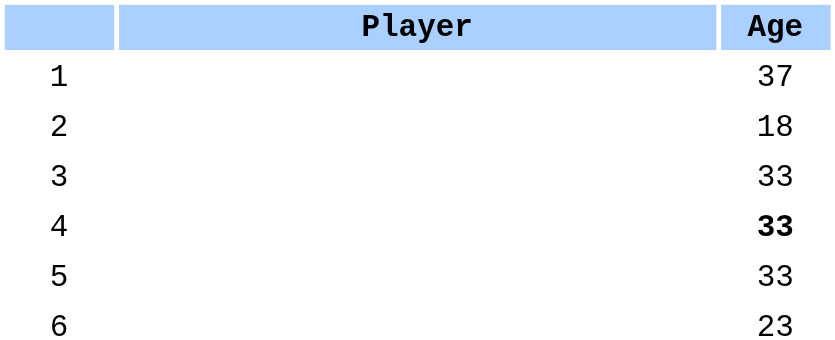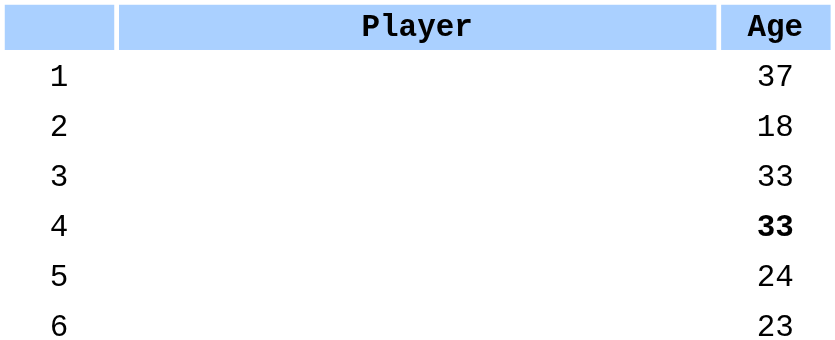(775, 277) 33 -> (775, 277) 24
